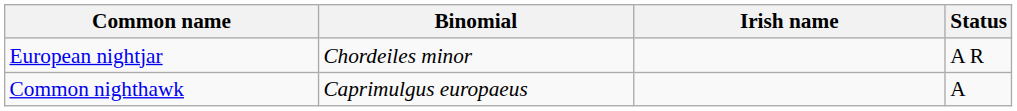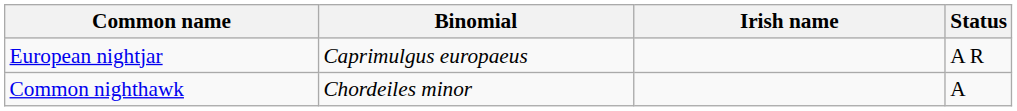(398, 55) Chordeiles minor -> (426, 55) Caprimulgus europaeus
(426, 88) Caprimulgus europaeus -> (398, 88) Chordeiles minor
